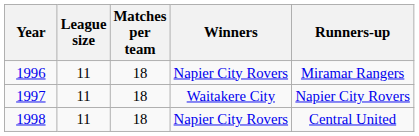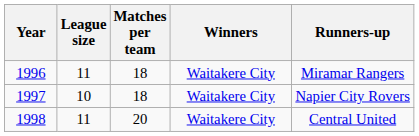(231, 72) Napier City Rovers -> (231, 72) Waitakere City
(84, 95) 11 -> (84, 95) 10
(140, 119) 18 -> (140, 119) 20
(231, 119) Napier City Rovers -> (231, 119) Waitakere City
